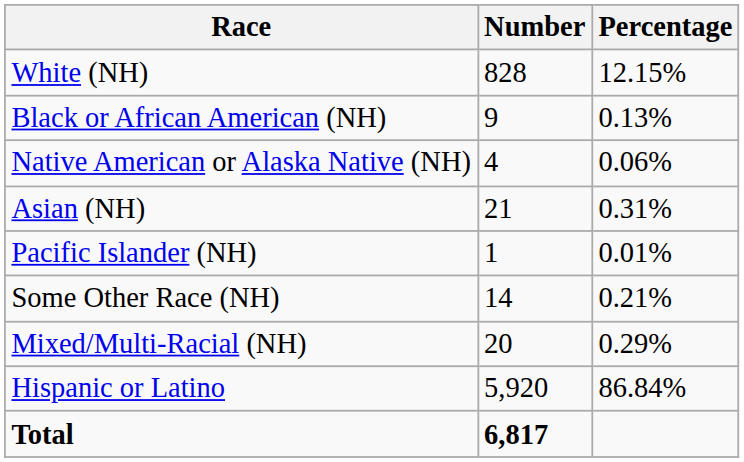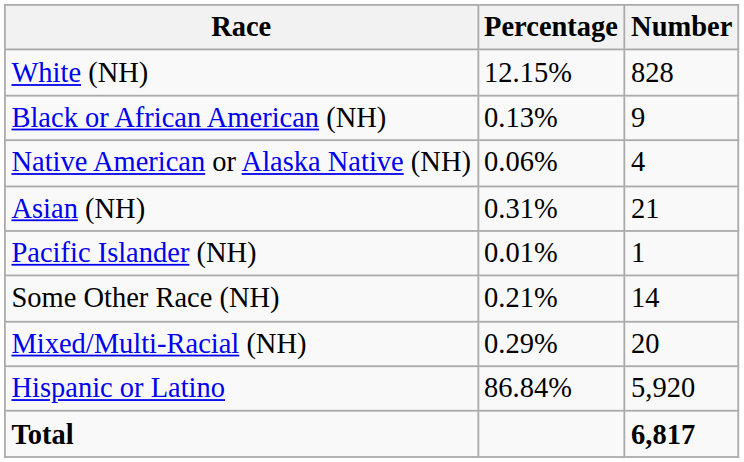columns swapped: (535, 27) <-> (665, 27)
